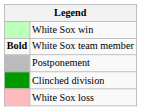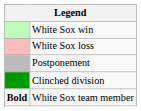rows swapped: (63, 97) <-> (83, 47)
